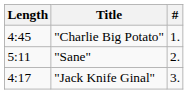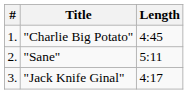columns swapped: (175, 15) <-> (28, 15)
